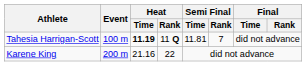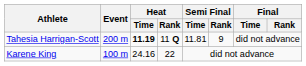(116, 40) 100 m -> (116, 40) 200 m
(221, 40) 7 -> (221, 40) 9
(116, 54) 200 m -> (116, 54) 100 m
(144, 54) 21.16 -> (144, 54) 24.16
